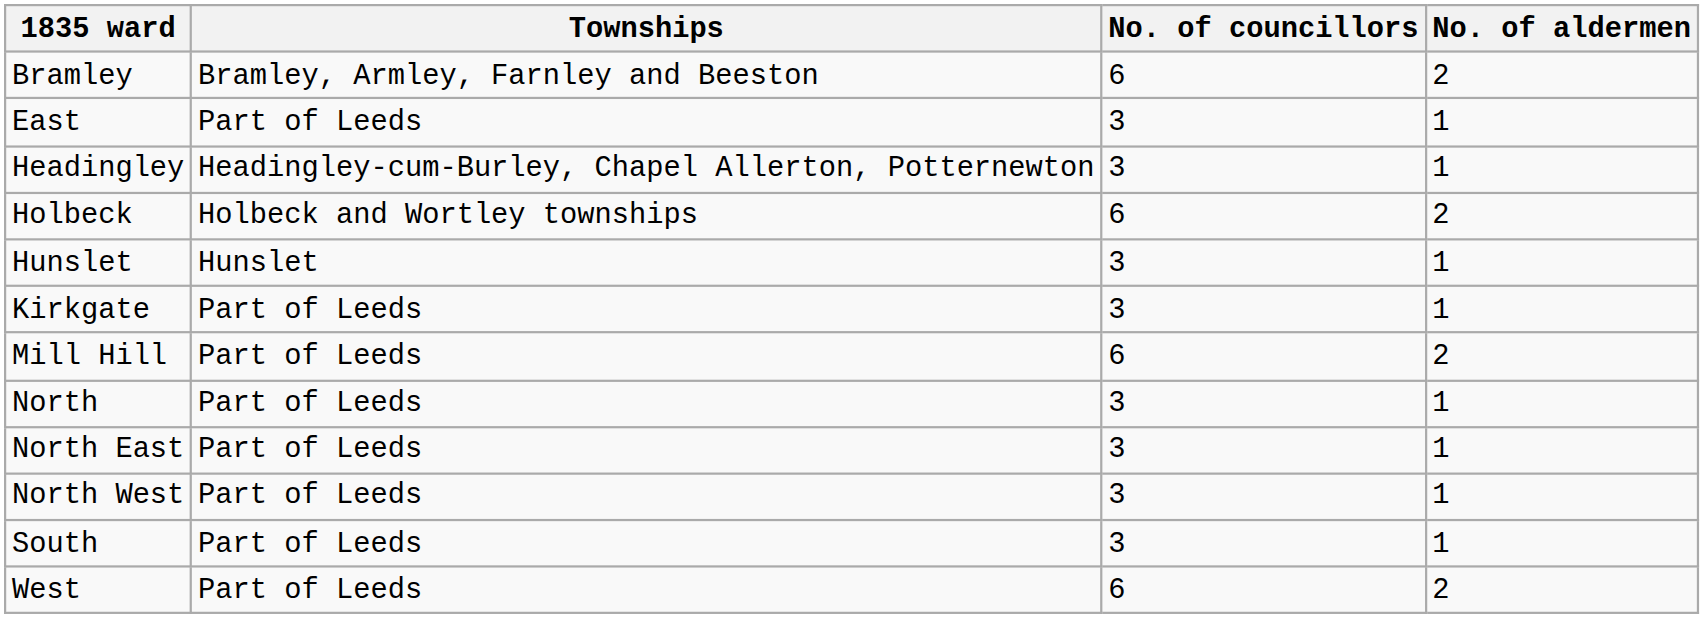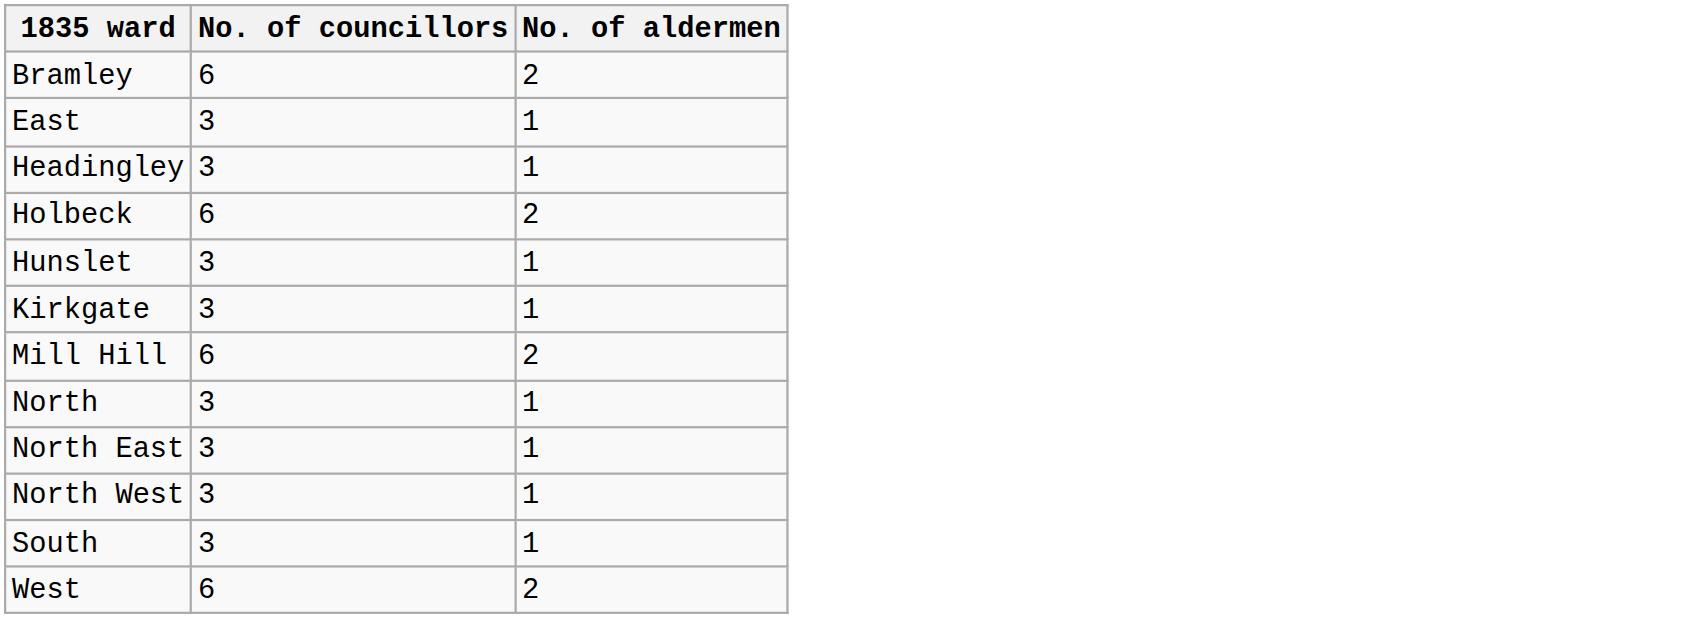- column: (646, 29)
